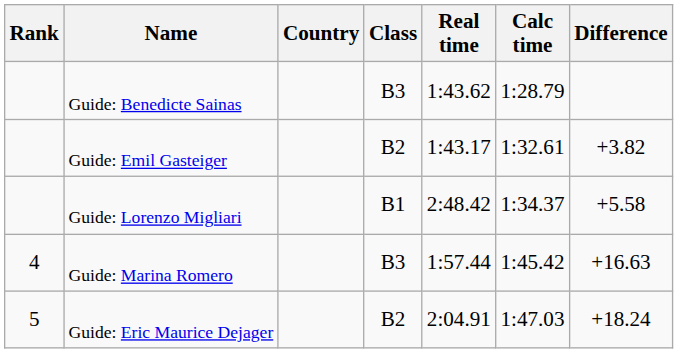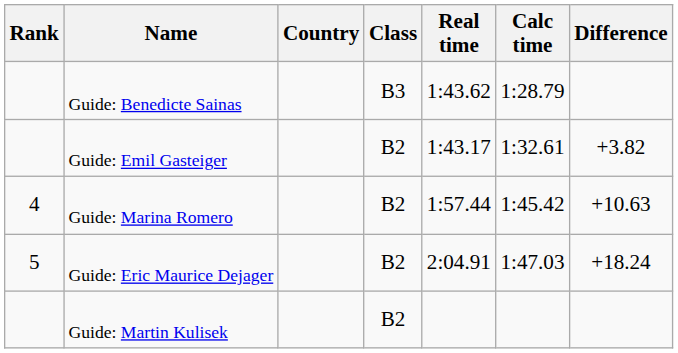- row: (155, 218)
(393, 262) B3 -> (393, 204) B2
(621, 262) +16.63 -> (621, 204) +10.63
+ row: (148, 332)
